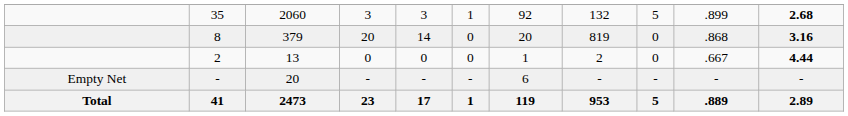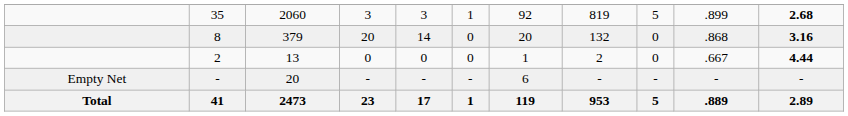(599, 15) 132 -> (599, 15) 819
(599, 36) 819 -> (599, 36) 132
